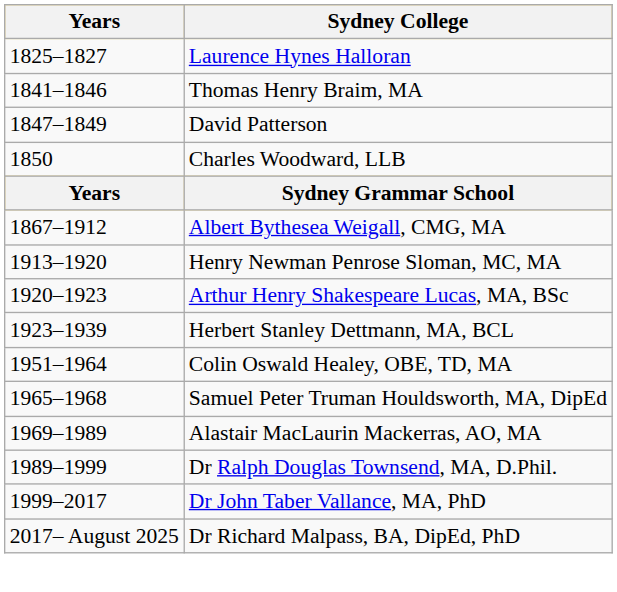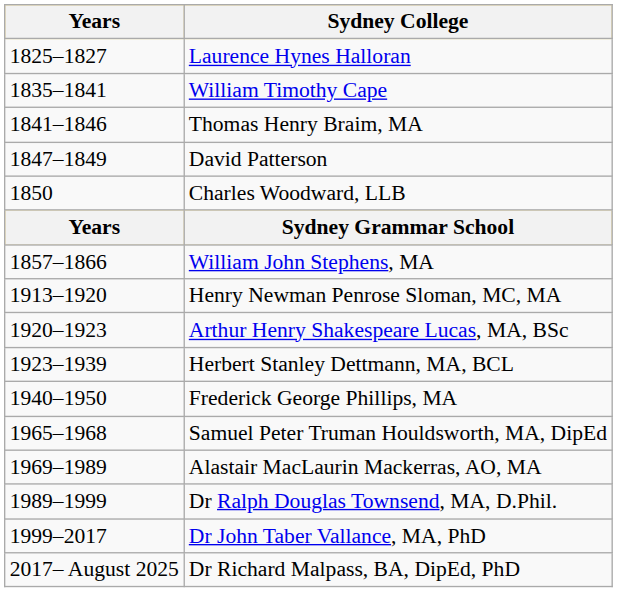+ row: (288, 90)
+ row: (311, 261)
- row: (347, 227)
+ row: (323, 398)
- row: (351, 364)
